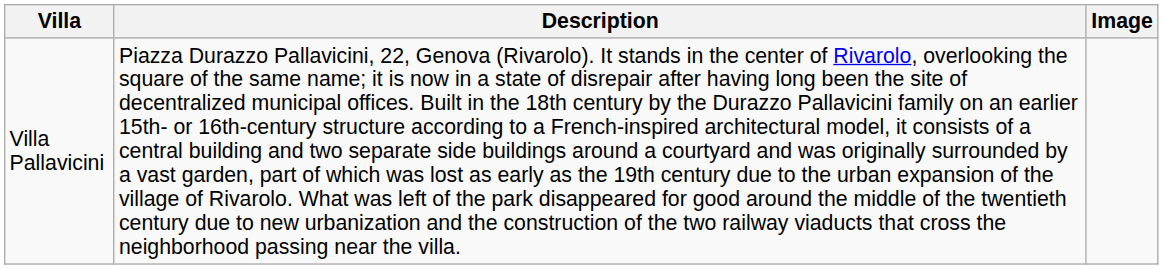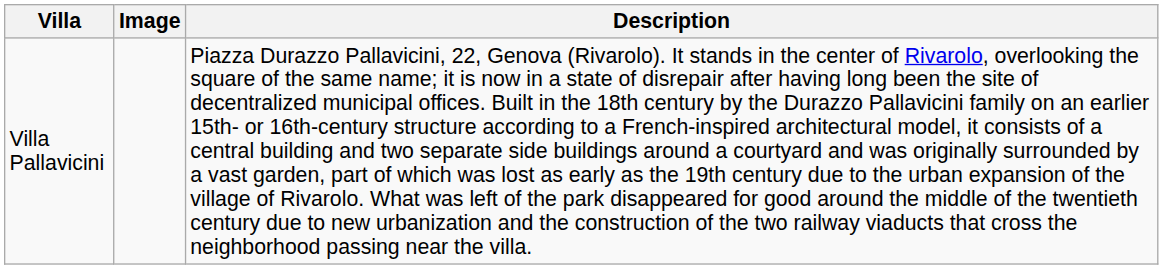columns swapped: (1122, 21) <-> (600, 21)
